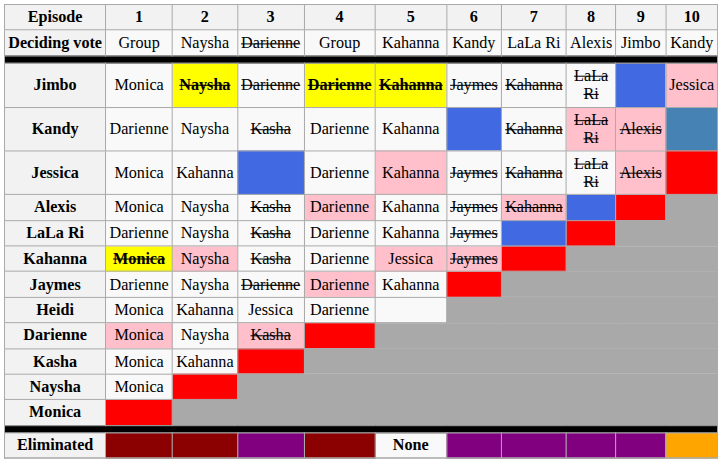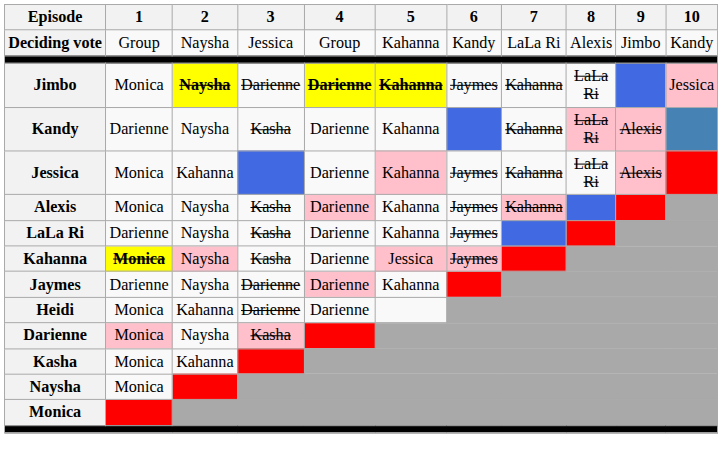(271, 42) Darienne -> (271, 42) Jessica
(271, 309) Jessica -> (271, 309) Darienne
- row: (55, 445)
